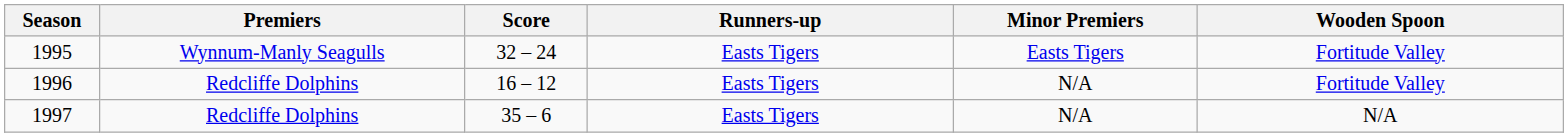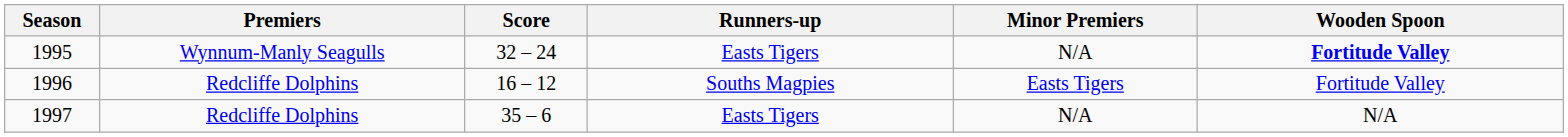(1075, 52) Easts Tigers -> (1075, 52) N/A
(1380, 52) normal -> (1380, 52) bold
(770, 83) Easts Tigers -> (770, 83) Souths Magpies
(1075, 83) N/A -> (1075, 83) Easts Tigers
